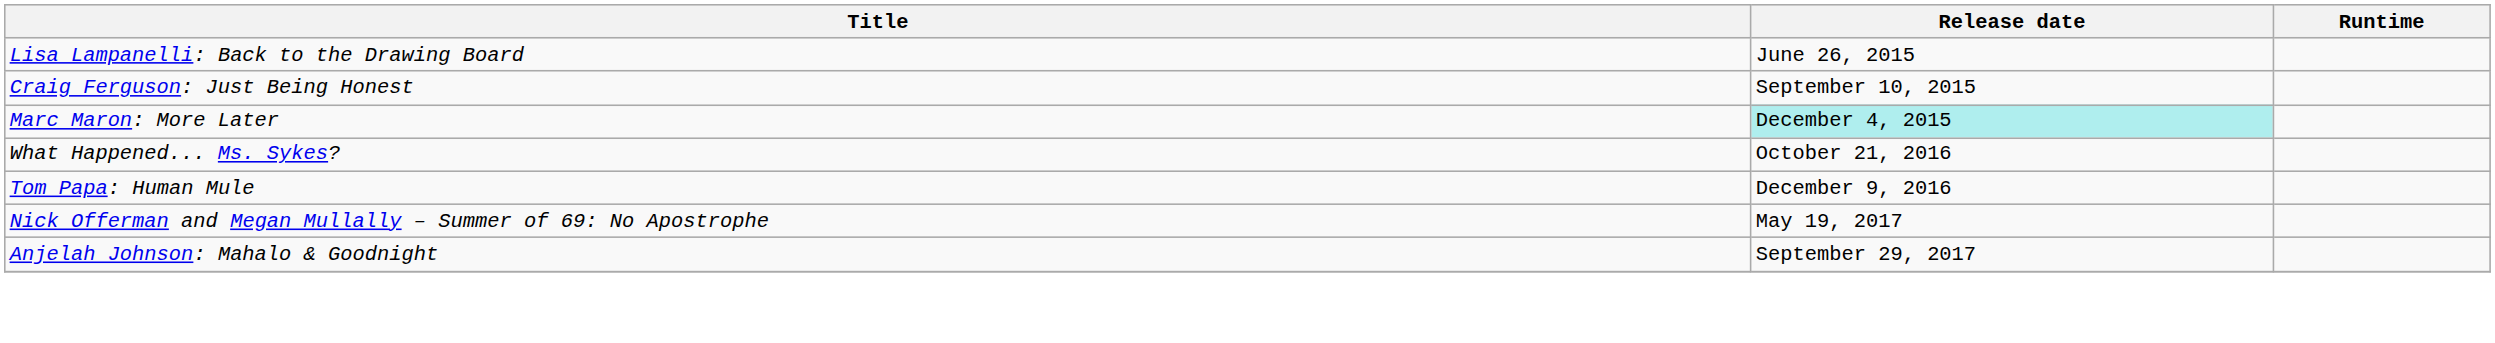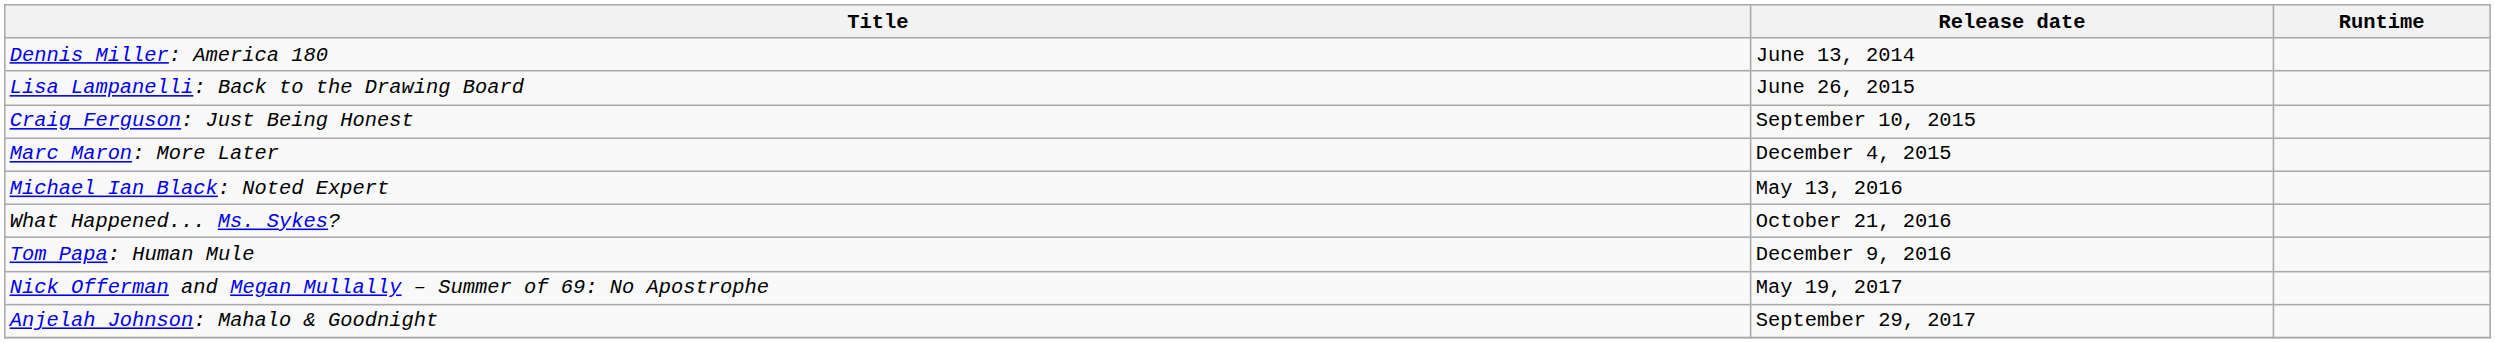+ row: (169, 55)
(1854, 121) paleturquoise background -> (1854, 154) no background
+ row: (199, 188)
